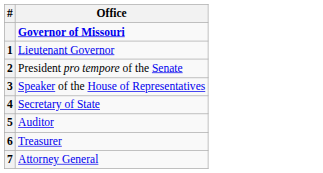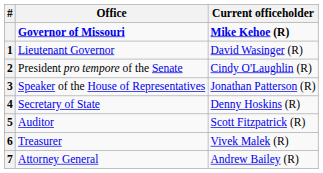+ column: (263, 13)
